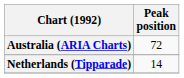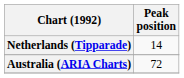rows swapped: (69, 45) <-> (69, 63)
